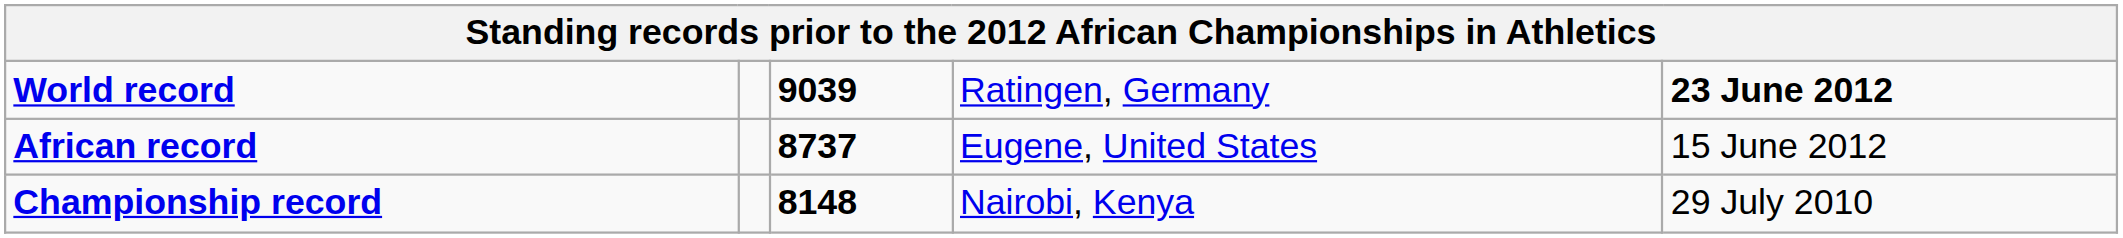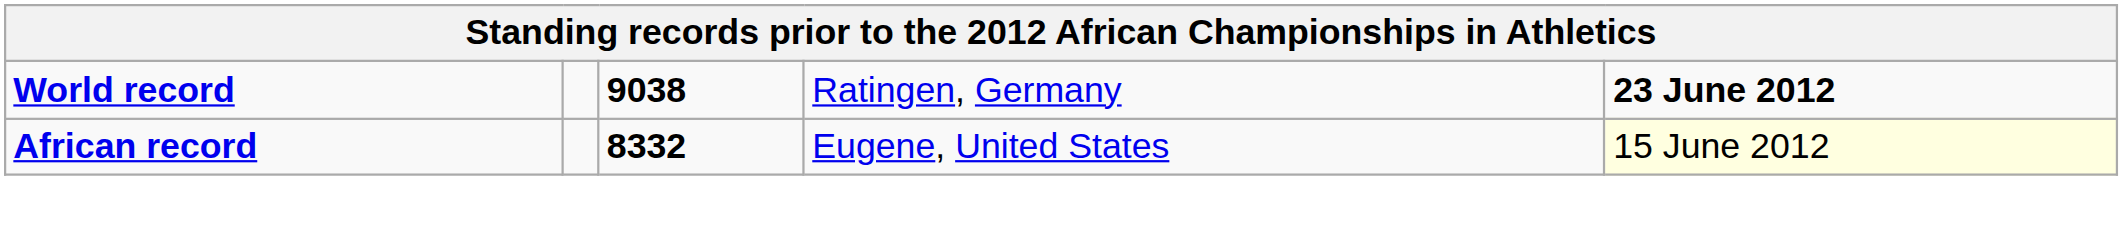(817, 89) 9039 -> (647, 89) 9038
(817, 145) 8737 -> (647, 145) 8332
(1779, 145) no background -> (1721, 145) lightyellow background
- row: (198, 202)
